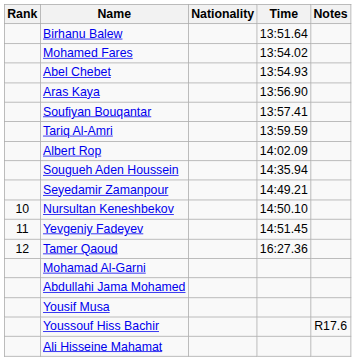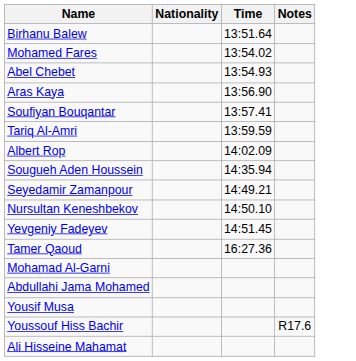- column: (22, 14)
